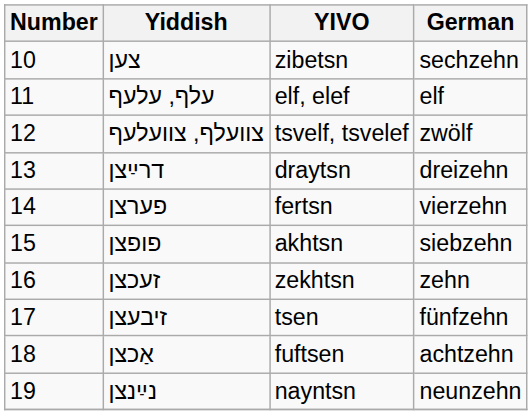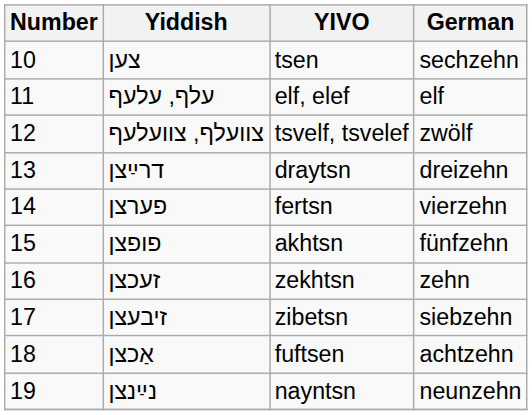(311, 59) zibetsn -> (297, 59) tsen
(466, 243) siebzehn -> (464, 243) fünfzehn
(297, 317) tsen -> (311, 317) zibetsn
(464, 317) fünfzehn -> (466, 317) siebzehn
